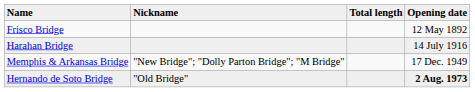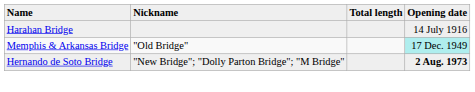- row: (35, 29)
(239, 62) "New Bridge"; "Dolly Parton Bridge"; "M Bridge" -> (161, 45) "Old Bridge"
(439, 62) no background -> (439, 45) paleturquoise background
(161, 78) "Old Bridge" -> (239, 62) "New Bridge"; "Dolly Parton Bridge"; "M Bridge"
